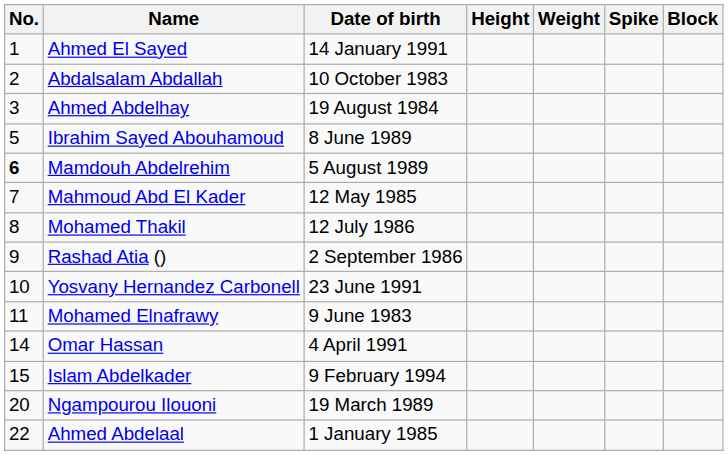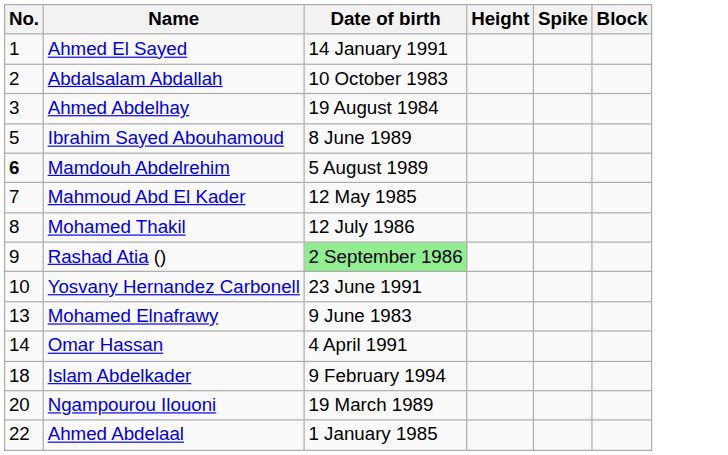- column: (569, 19)
(386, 256) no background -> (386, 256) lightgreen background
(19, 316) 11 -> (19, 316) 13
(19, 375) 15 -> (19, 375) 18
